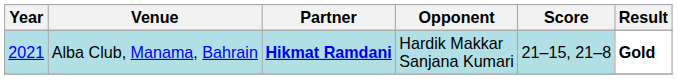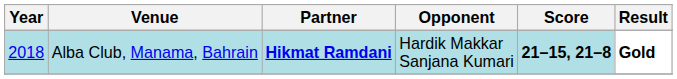(26, 52) 2021 -> (26, 52) 2018
(566, 52) normal -> (566, 52) bold
